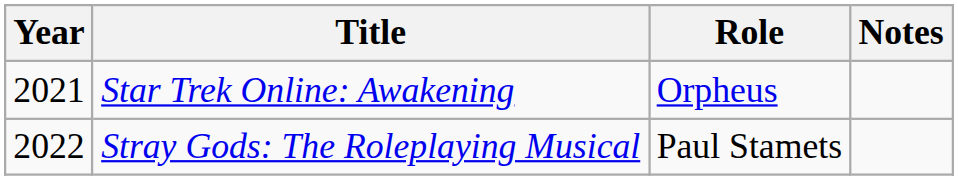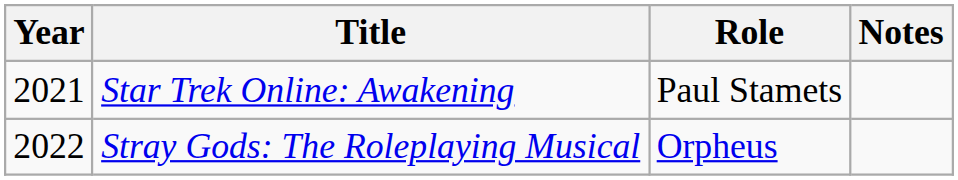(717, 89) Orpheus -> (749, 89) Paul Stamets
(749, 145) Paul Stamets -> (717, 145) Orpheus
